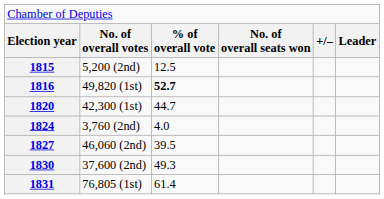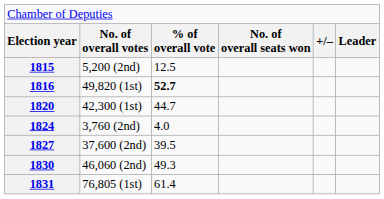(114, 145) 46,060 (2nd) -> (114, 145) 37,600 (2nd)
(114, 164) 37,600 (2nd) -> (114, 164) 46,060 (2nd)
